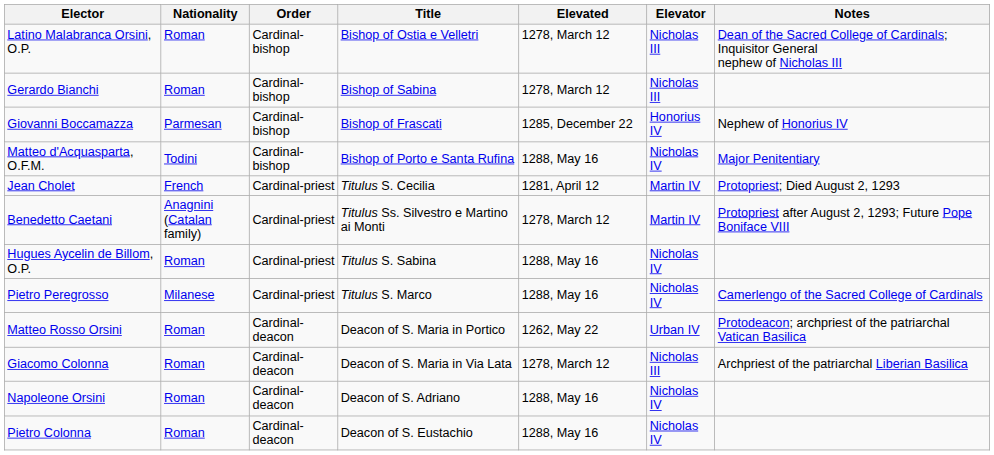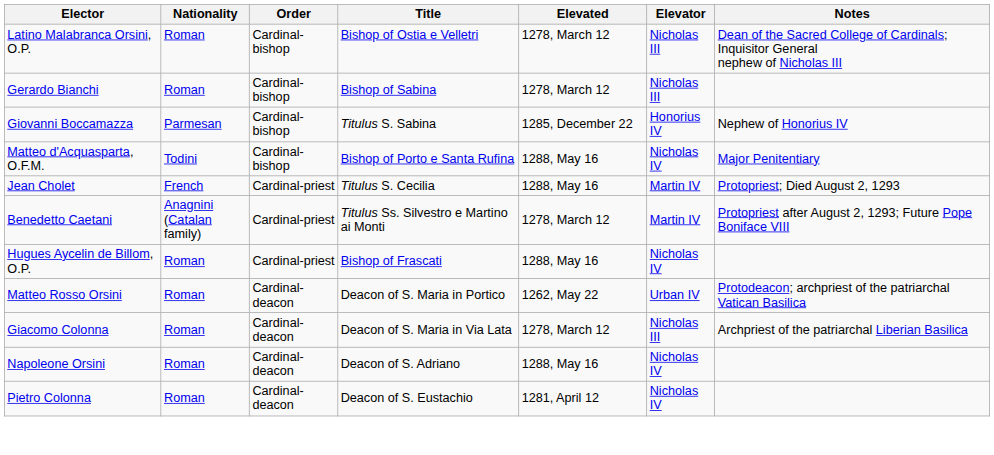(391, 124) Bishop of Frascati -> (388, 124) Titulus S. Sabina
(560, 185) 1281, April 12 -> (560, 185) 1288, May 16
(388, 261) Titulus S. Sabina -> (391, 261) Bishop of Frascati
- row: (58, 295)
(560, 432) 1288, May 16 -> (560, 398) 1281, April 12
